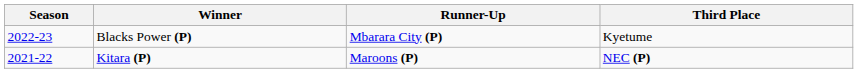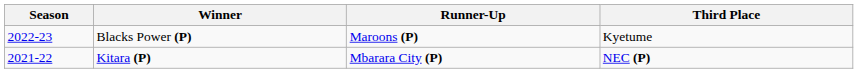(396, 36) Mbarara City (P) -> (384, 36) Maroons (P)
(384, 57) Maroons (P) -> (396, 57) Mbarara City (P)
